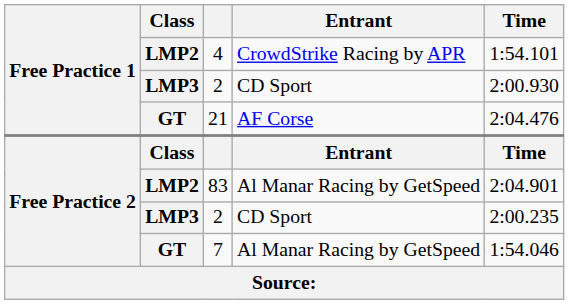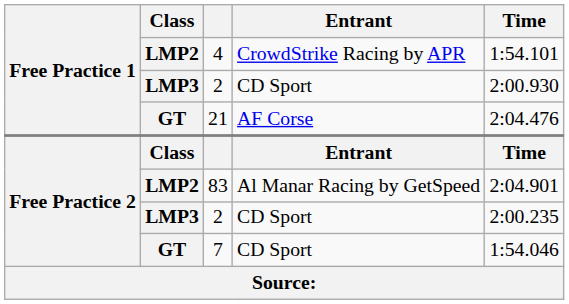(359, 250) Al Manar Racing by GetSpeed -> (275, 250) CD Sport
